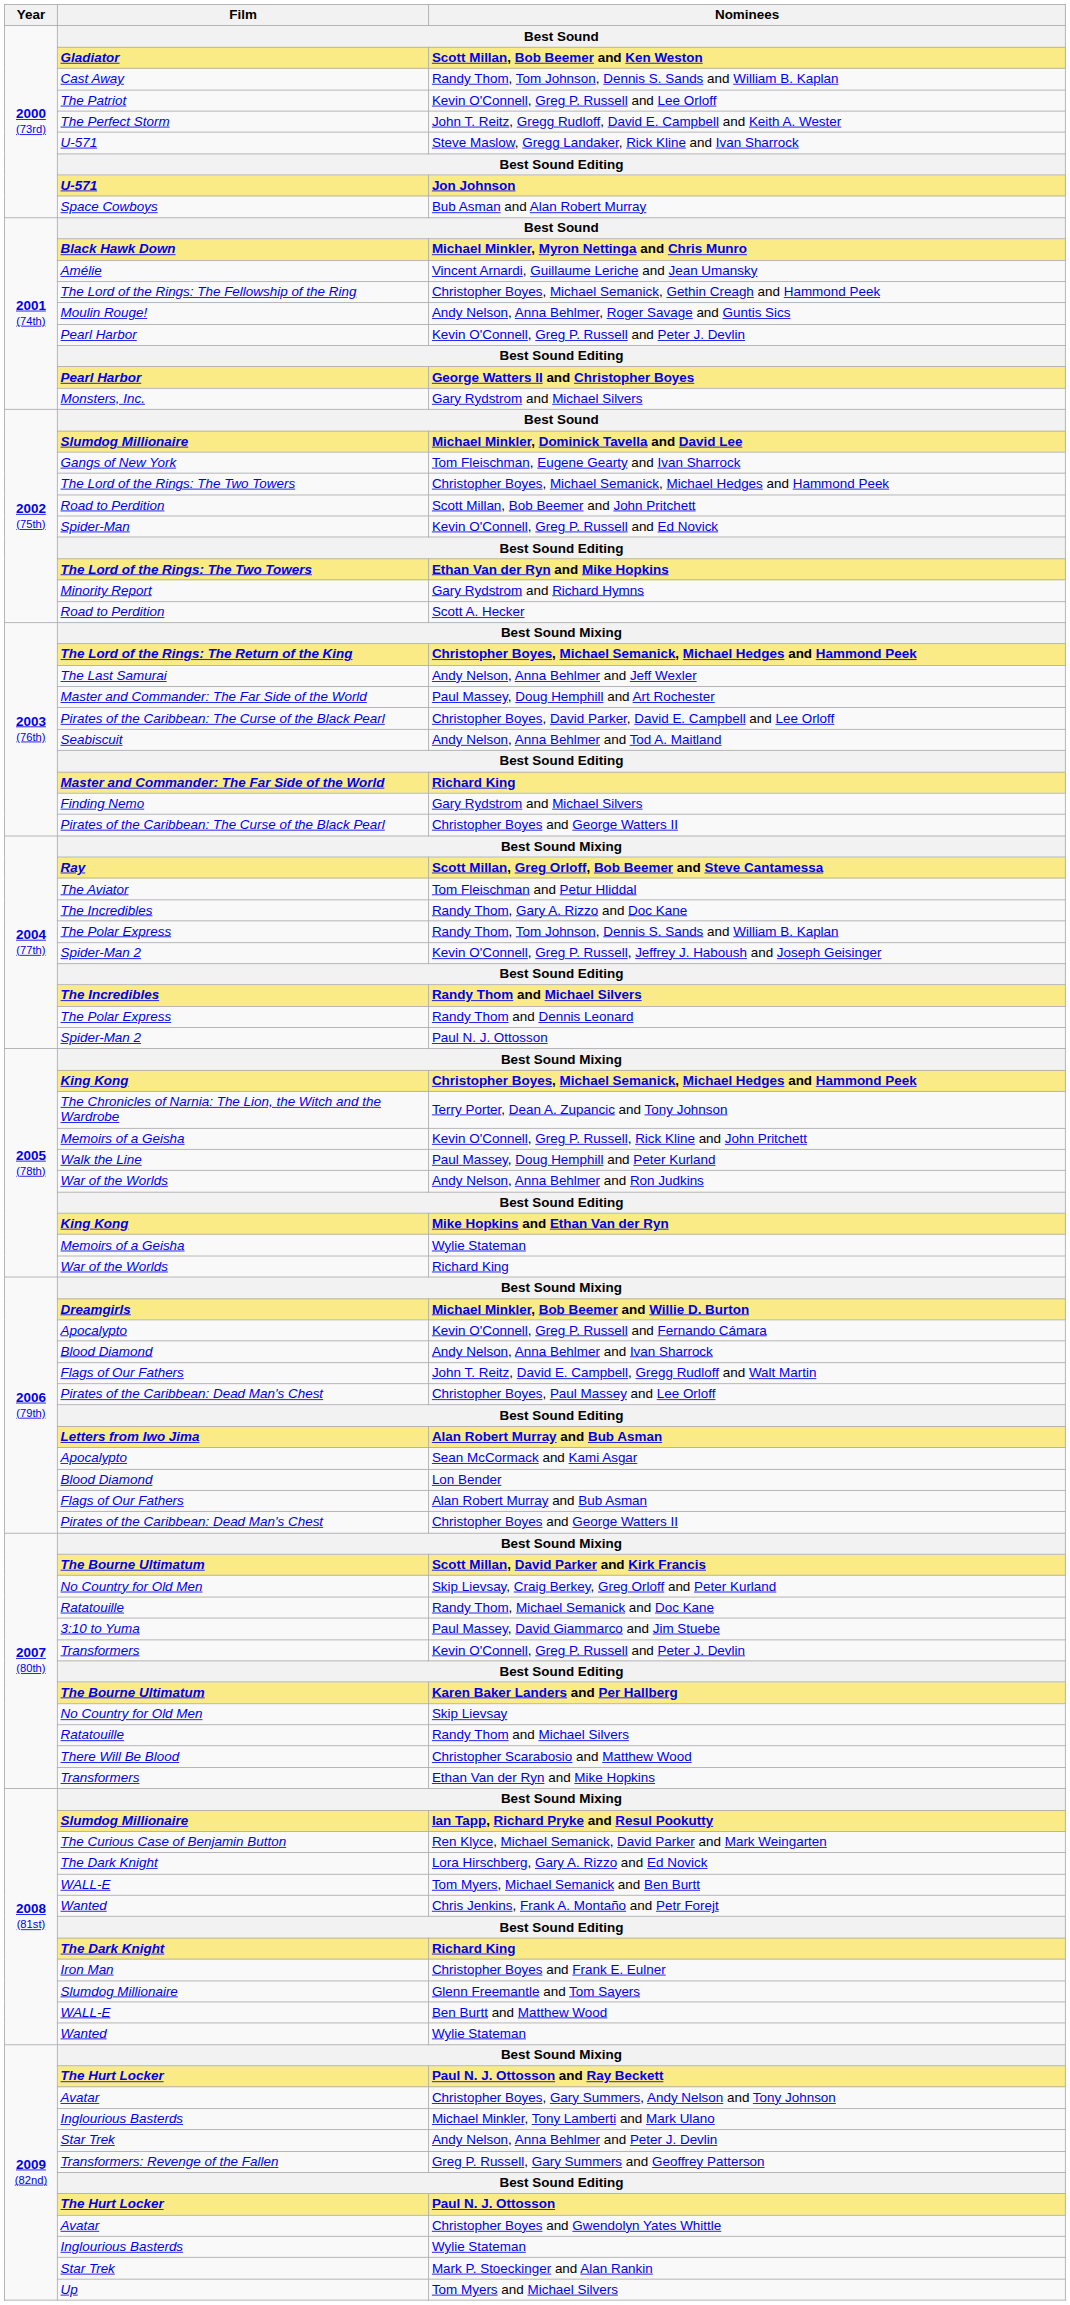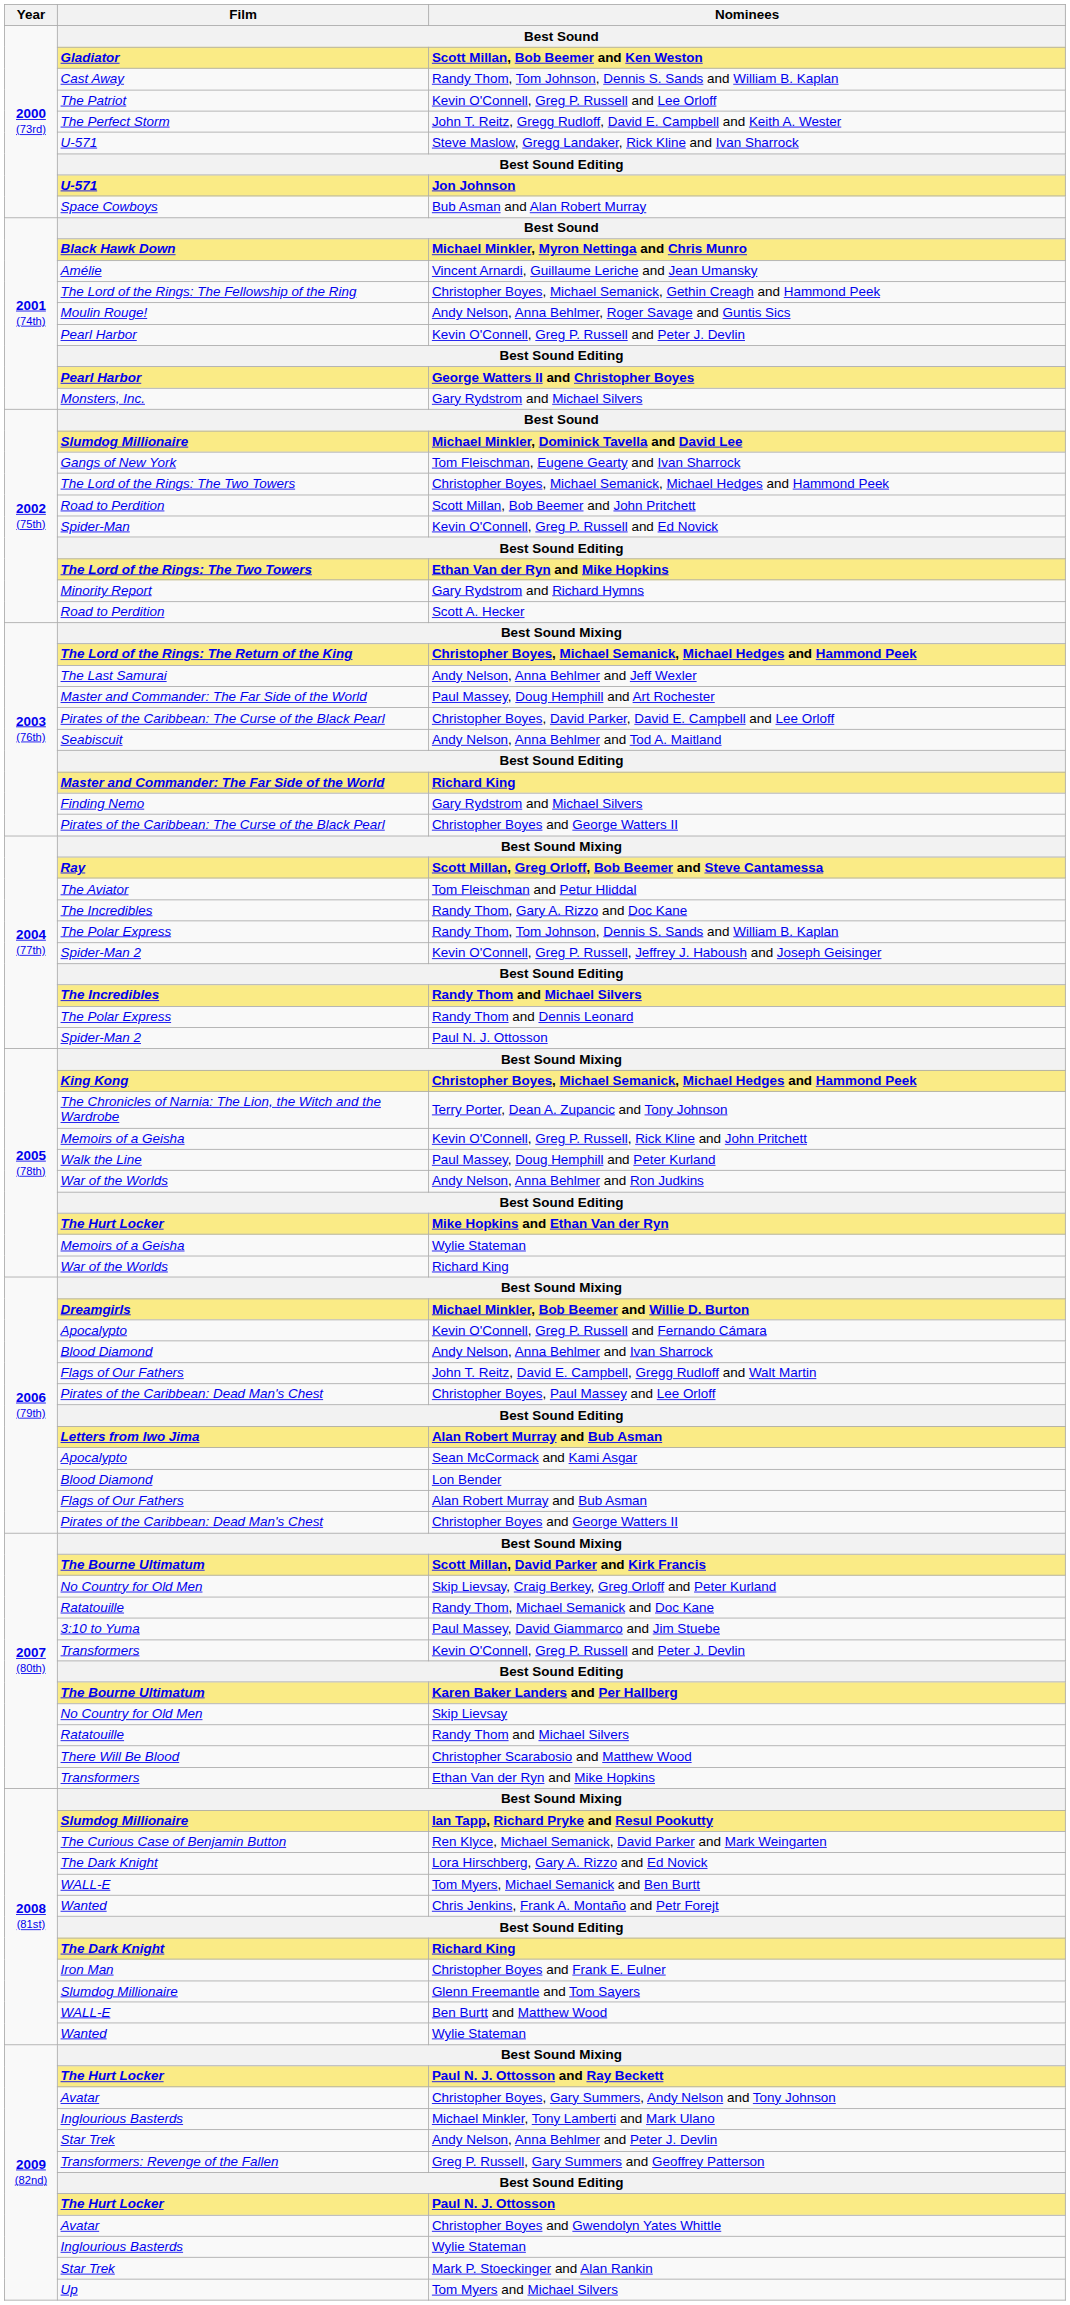(95, 1223) King Kong -> (112, 1223) The Hurt Locker
